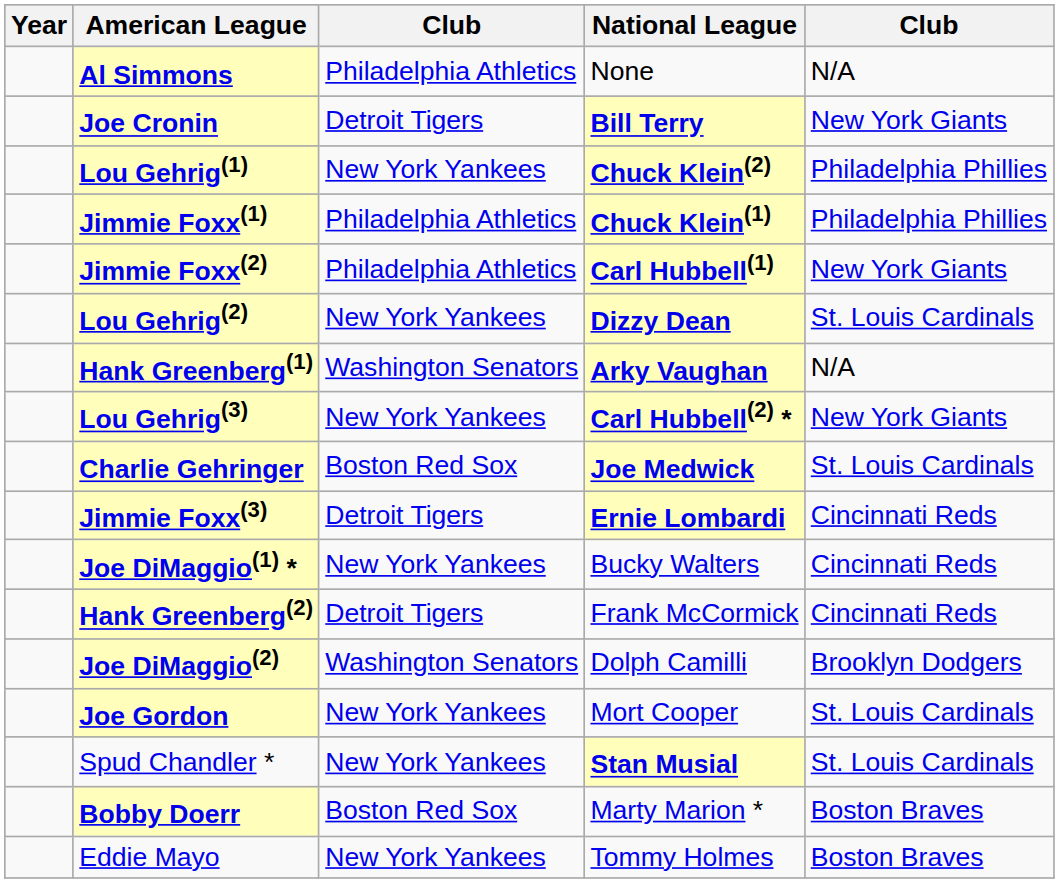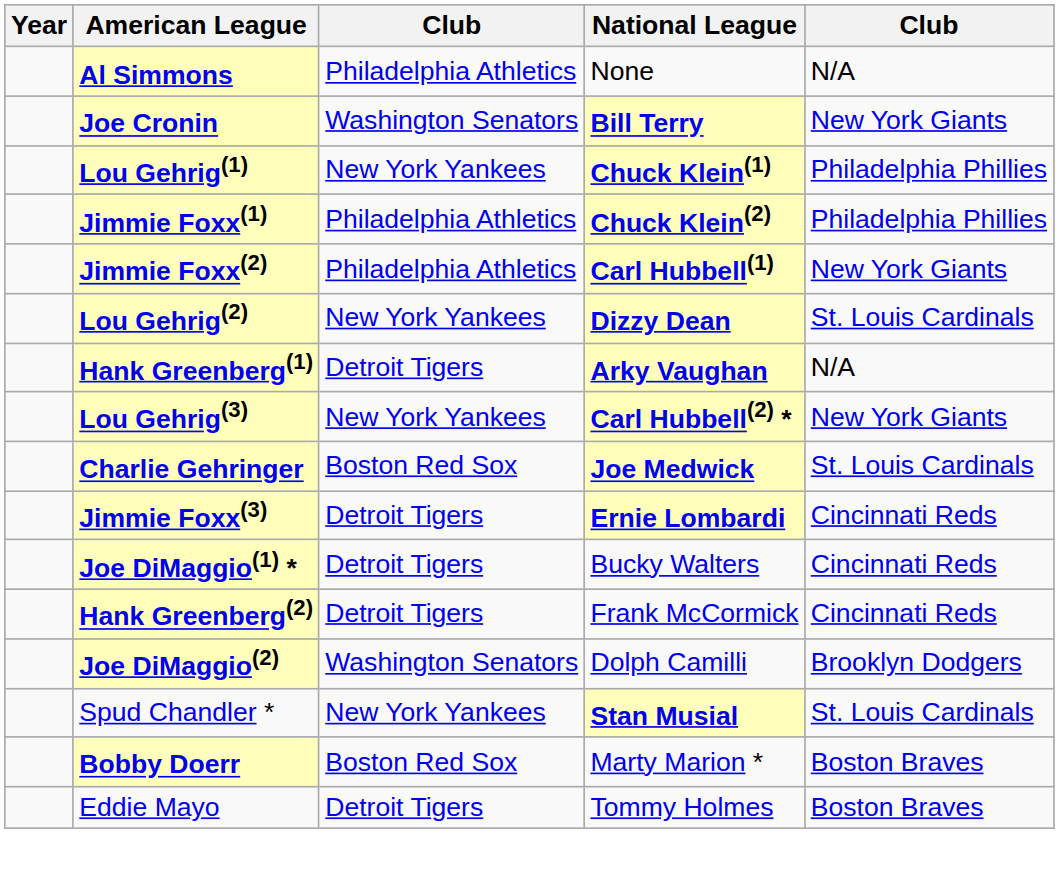(404, 120) Detroit Tigers -> (452, 120) Washington Senators
(681, 169) Chuck Klein(2) -> (681, 169) Chuck Klein(1)
(681, 219) Chuck Klein(1) -> (681, 219) Chuck Klein(2)
(452, 367) Washington Senators -> (404, 367) Detroit Tigers
(436, 564) New York Yankees -> (404, 564) Detroit Tigers
- row: (154, 715)
(436, 856) New York Yankees -> (404, 807) Detroit Tigers
